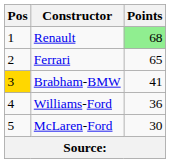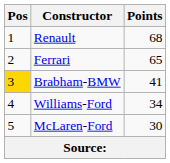(156, 37) lightgreen background -> (156, 37) no background
(156, 103) 36 -> (156, 103) 34
